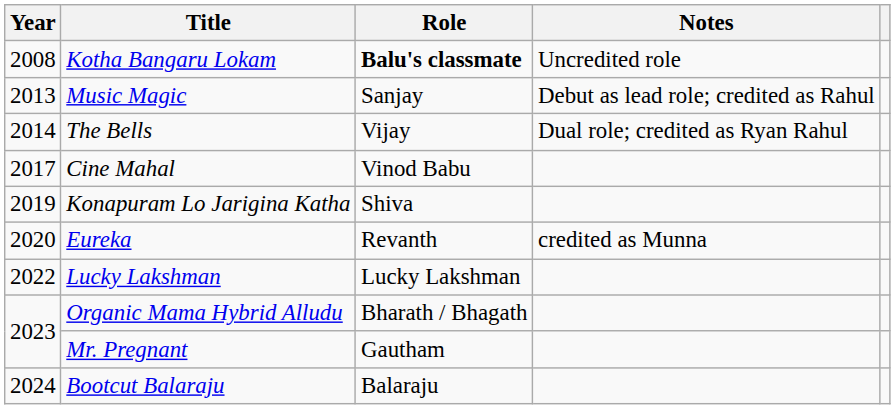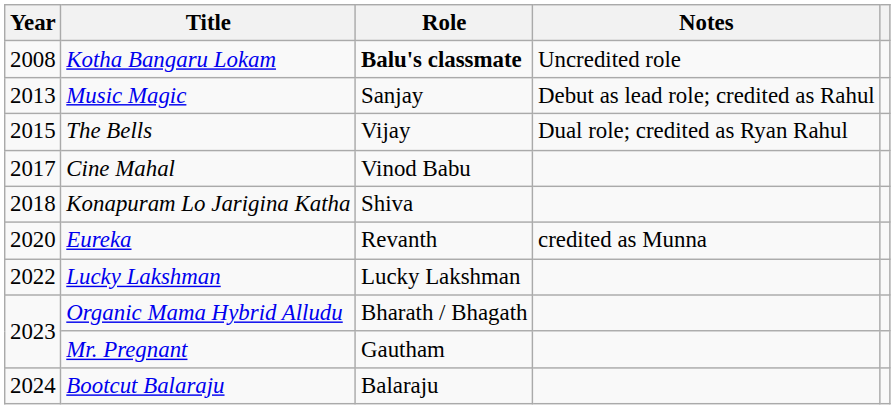(33, 131) 2014 -> (33, 131) 2015
(33, 204) 2019 -> (33, 204) 2018
